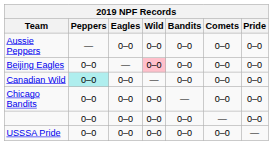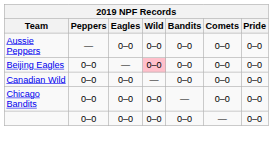(89, 80) paleturquoise background -> (89, 80) no background
- row: (34, 133)
